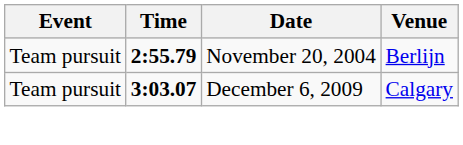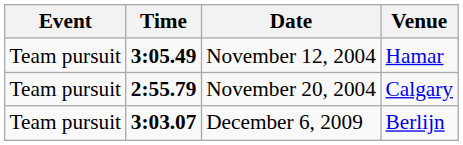+ row: (291, 55)
(415, 55) Berlijn -> (419, 88) Calgary
(419, 88) Calgary -> (415, 122) Berlijn
